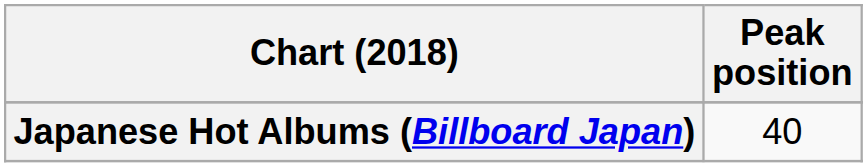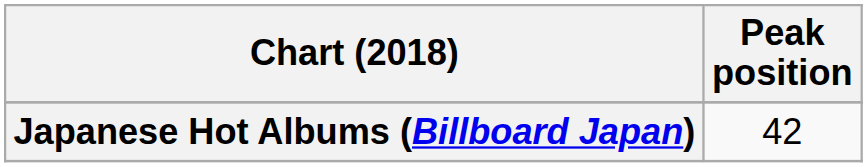(782, 131) 40 -> (782, 131) 42
